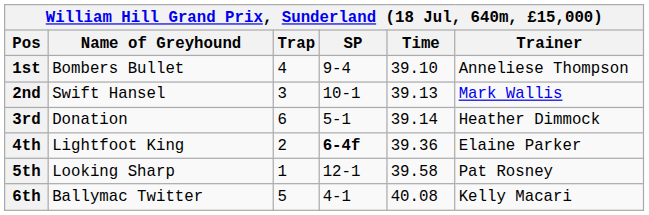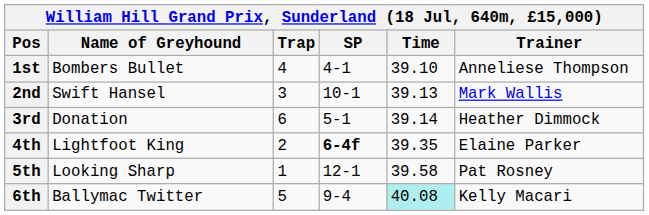(337, 69) 9-4 -> (337, 69) 4-1
(414, 146) 39.36 -> (414, 146) 39.35
(337, 197) 4-1 -> (337, 197) 9-4
(414, 197) no background -> (414, 197) paleturquoise background
